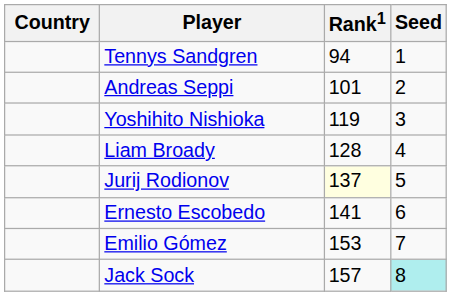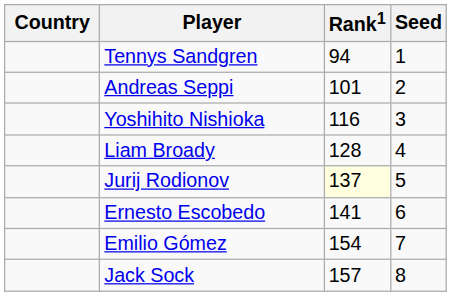(344, 119) 119 -> (344, 119) 116
(345, 243) 153 -> (345, 243) 154
(400, 275) paleturquoise background -> (400, 275) no background
